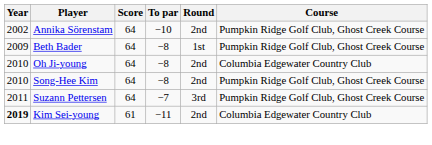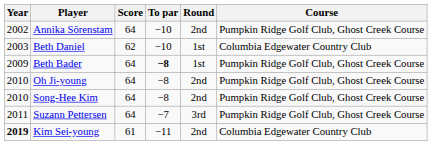+ row: (59, 47)
(163, 47) normal -> (163, 64) bold
(295, 64) Columbia Edgewater Country Club -> (322, 81) Pumpkin Ridge Golf Club, Ghost Creek Course
